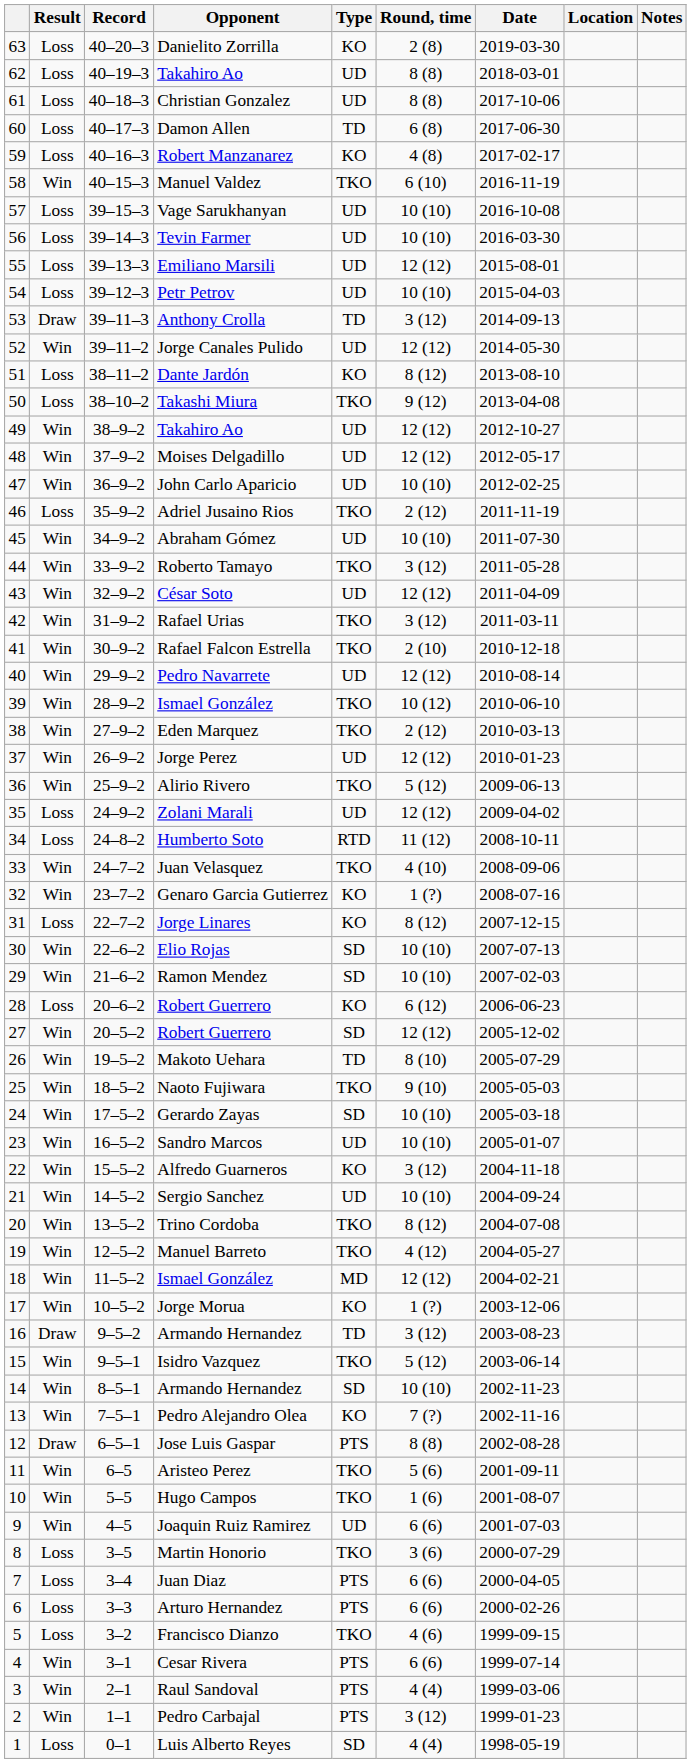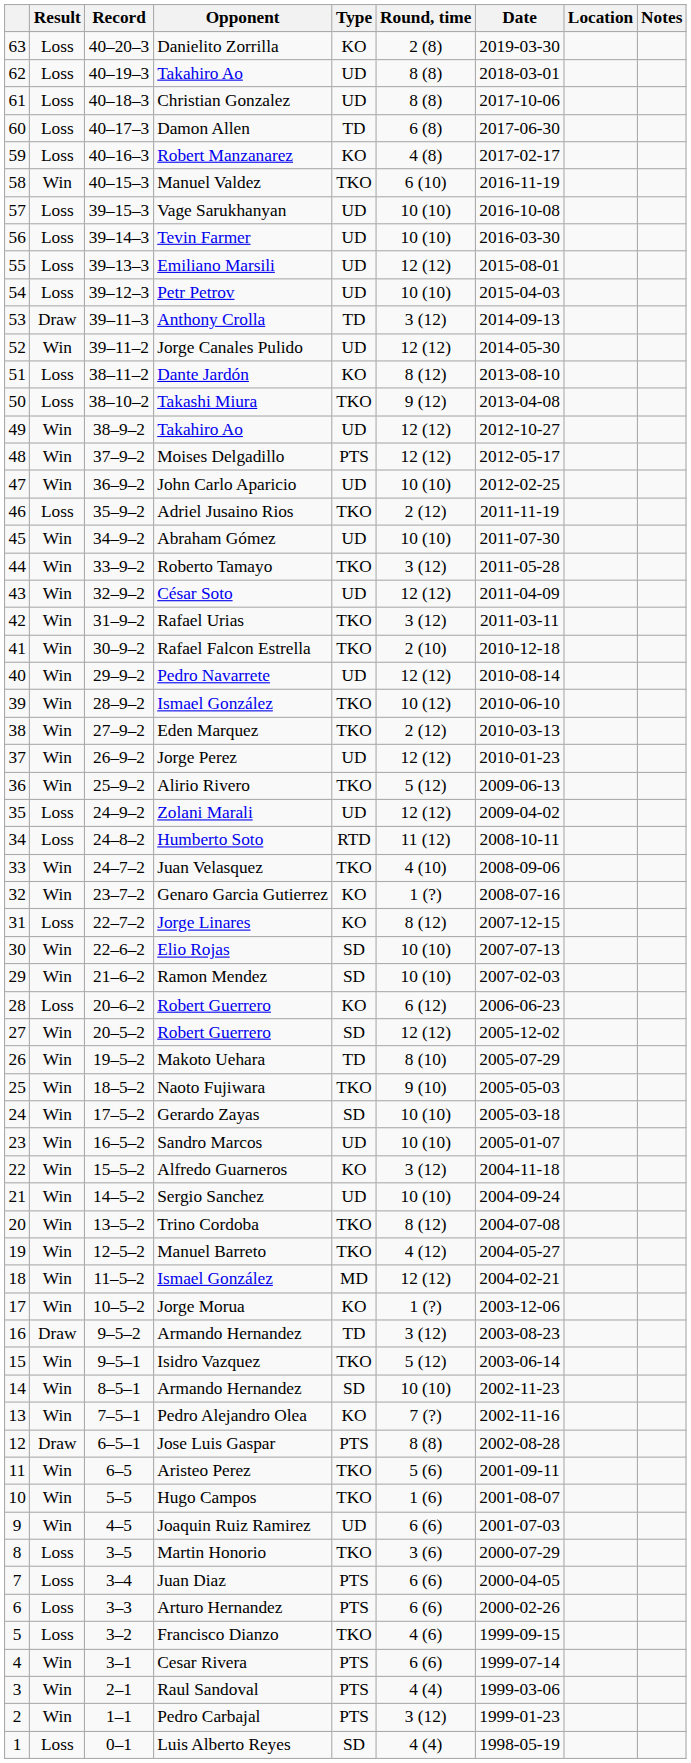(354, 456) UD -> (354, 456) PTS
